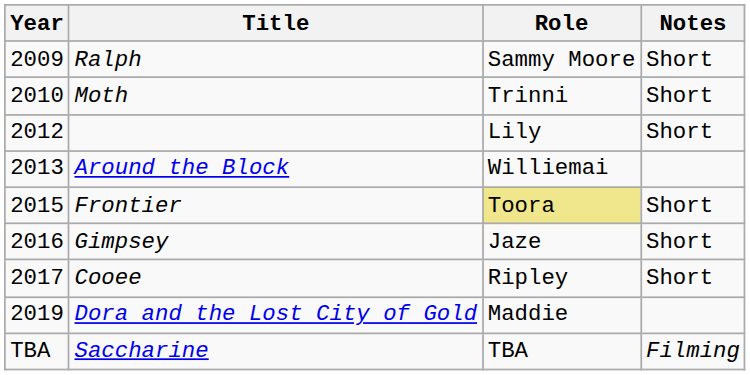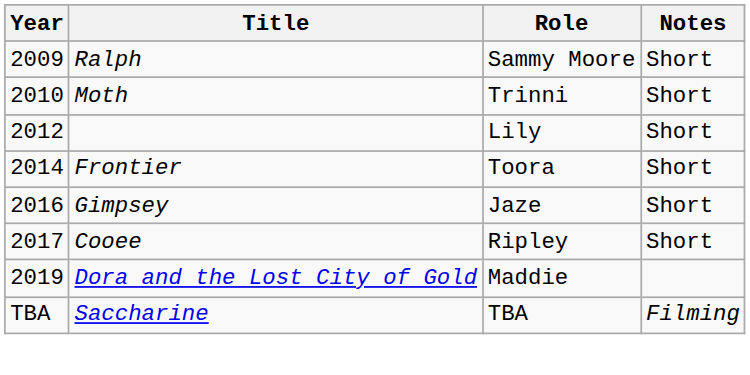- row: (182, 169)
(37, 205) 2015 -> (37, 169) 2014
(521, 205) khaki background -> (521, 169) no background
